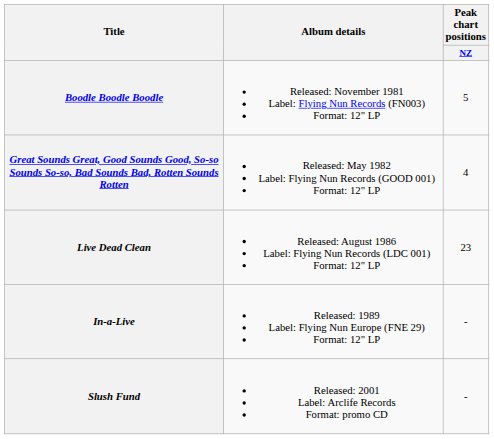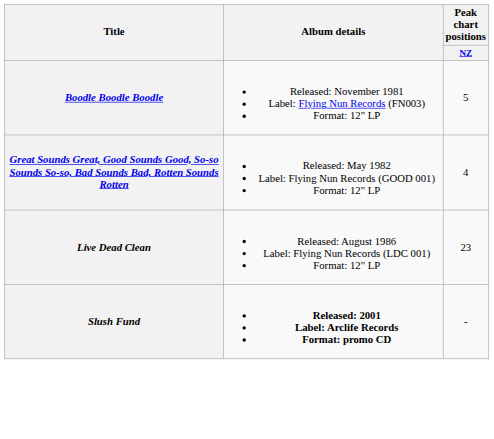- row: (114, 321)
(333, 402) normal -> (333, 328) bold
